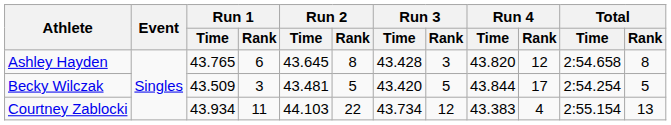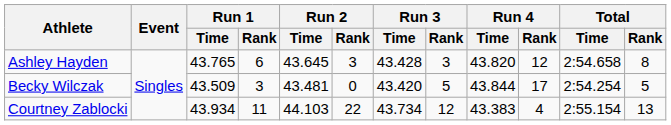(353, 62) 8 -> (353, 62) 3
(353, 86) 5 -> (353, 86) 0
